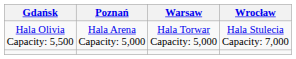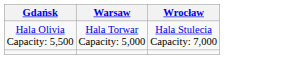- column: (112, 12)
